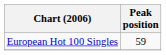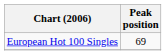(141, 41) 59 -> (141, 41) 69
